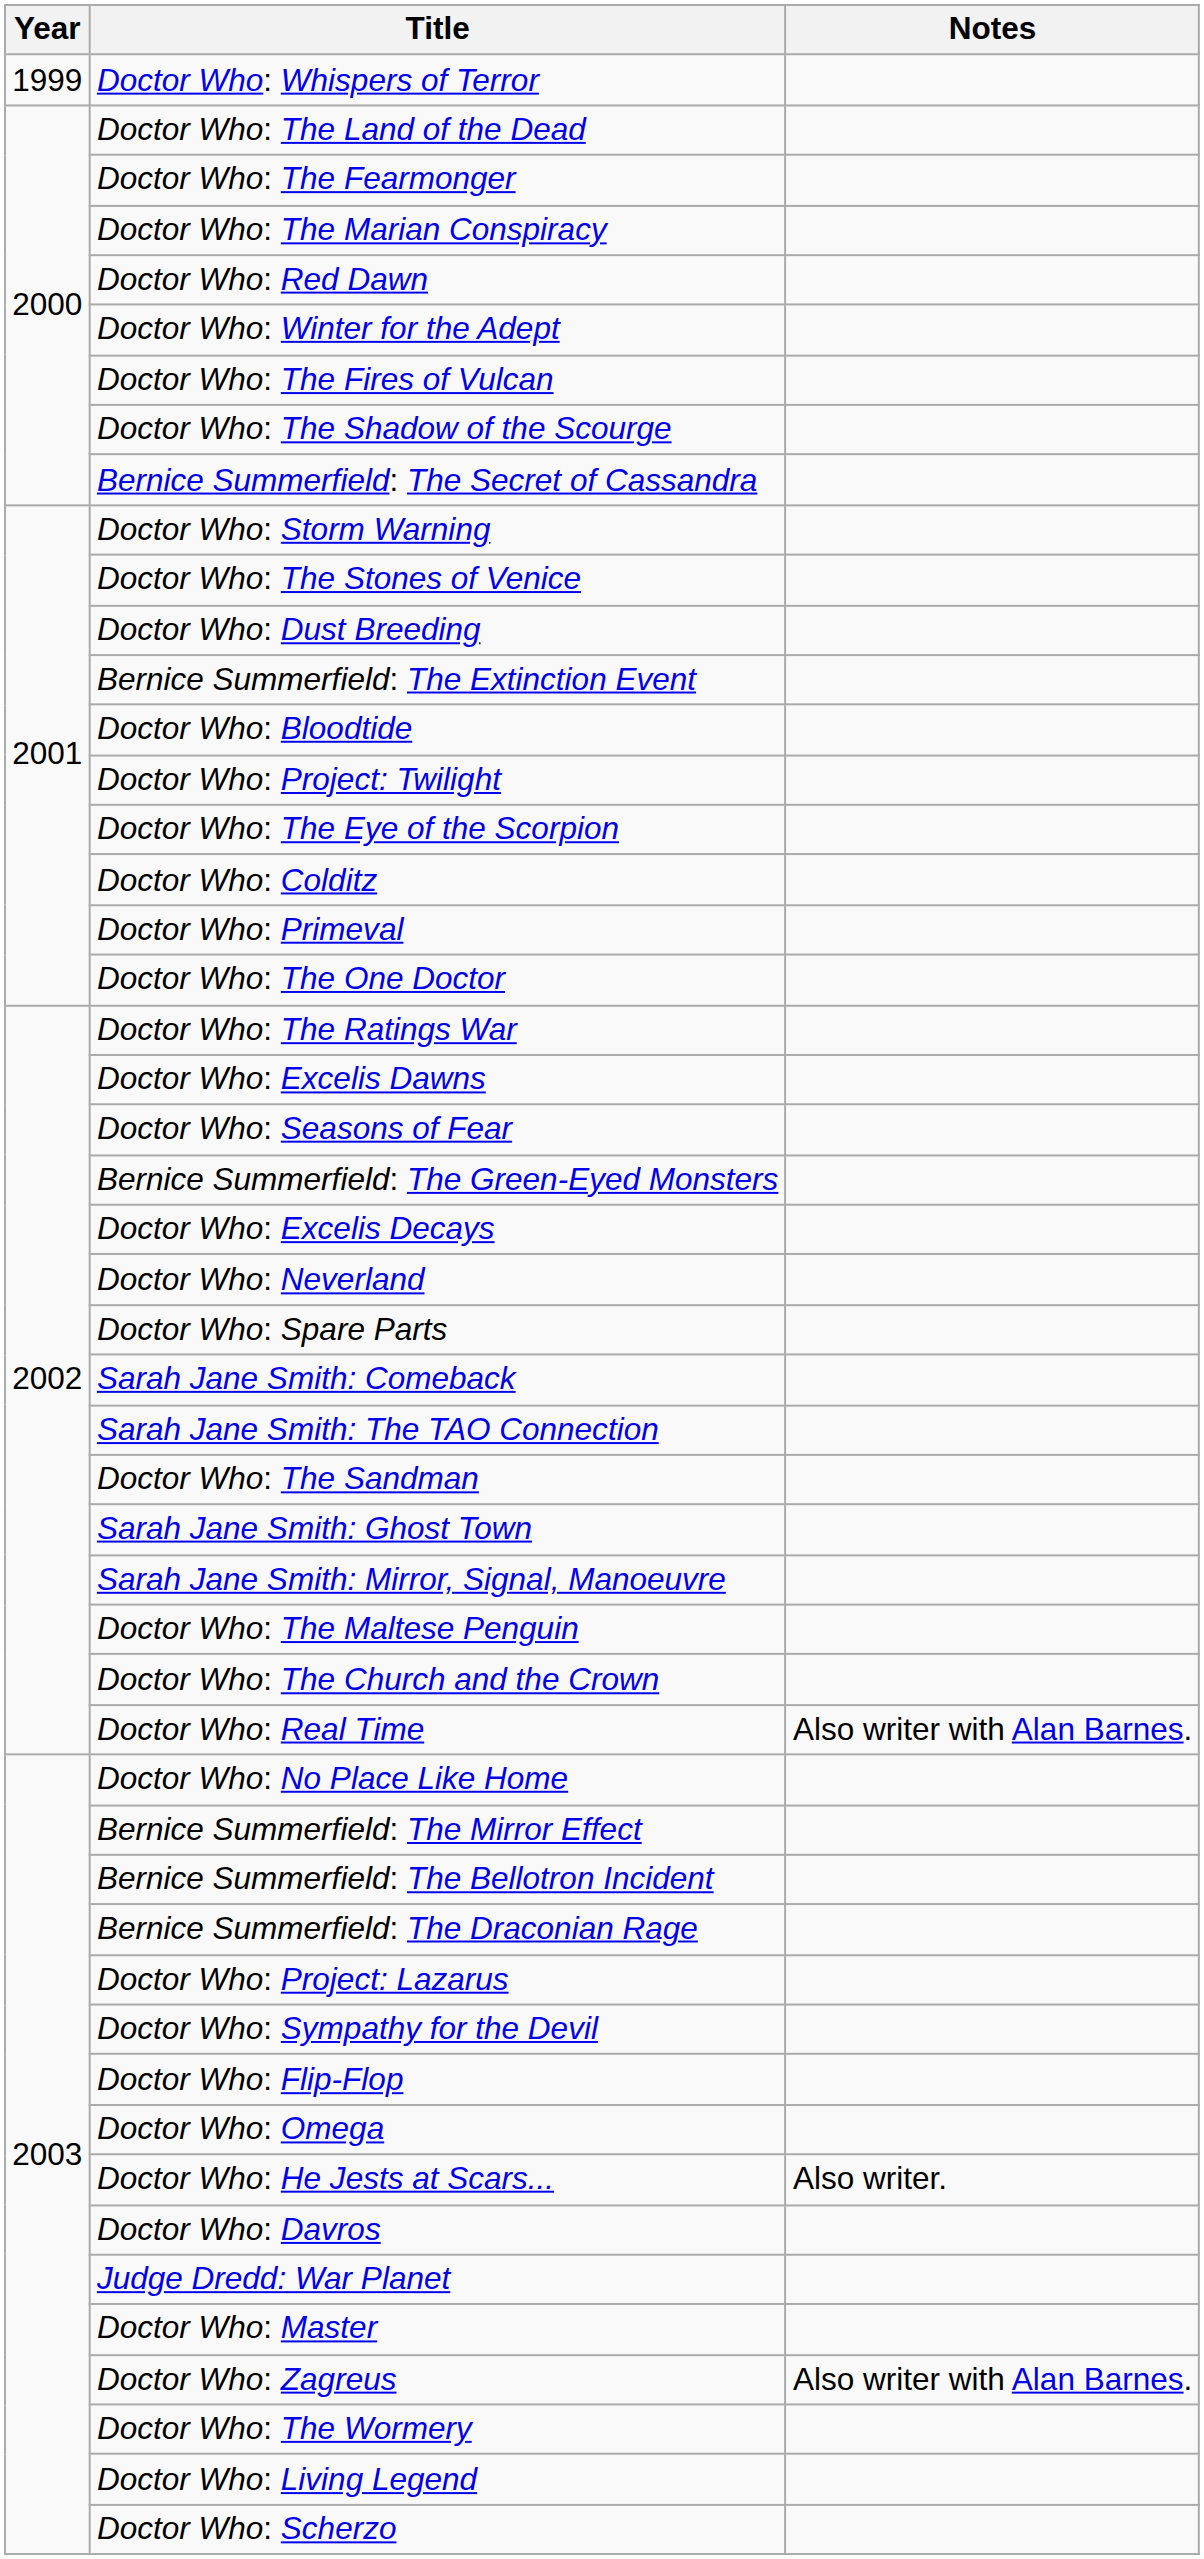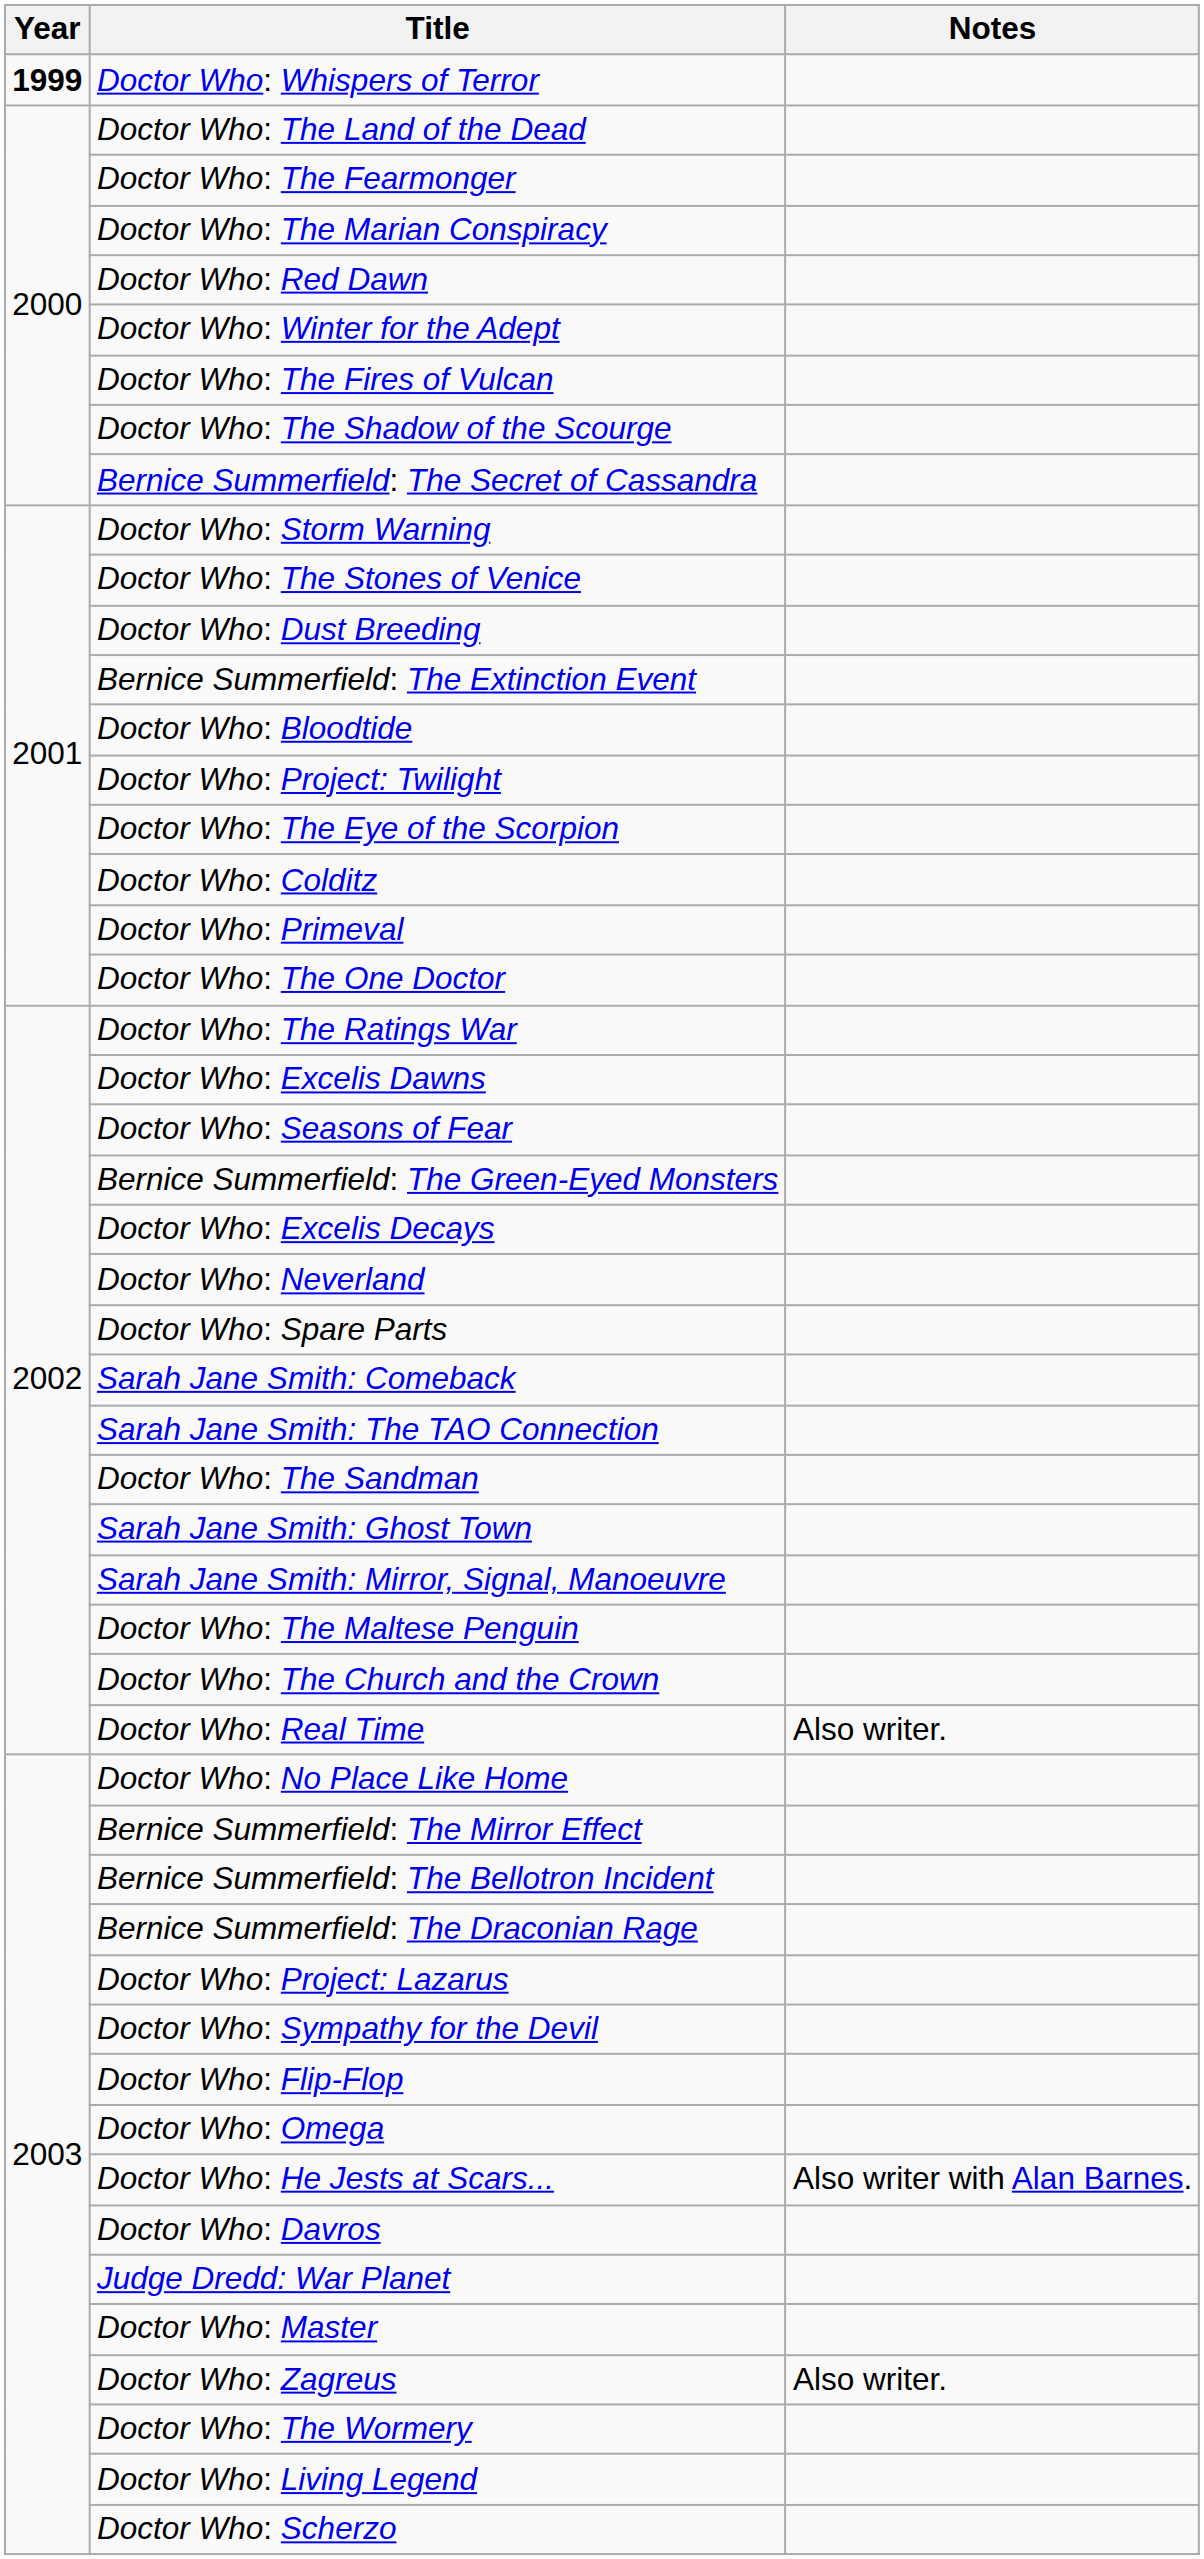(47, 79) normal -> (47, 79) bold
(993, 1729) Also writer with Alan Barnes. -> (870, 1729) Also writer.
(870, 2179) Also writer. -> (993, 2179) Also writer with Alan Barnes.
(993, 2378) Also writer with Alan Barnes. -> (870, 2378) Also writer.
